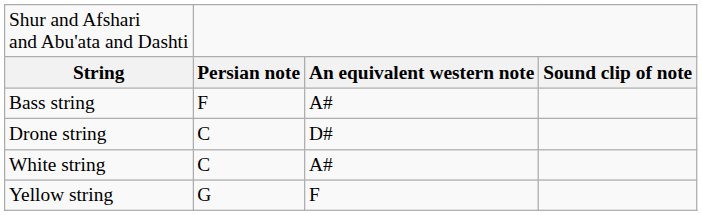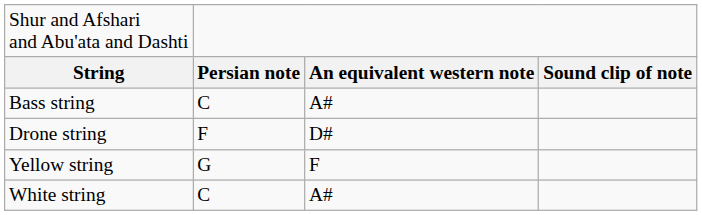(203, 103) F -> (204, 103) C
(204, 133) C -> (203, 133) F
rows swapped: (61, 195) <-> (57, 164)
